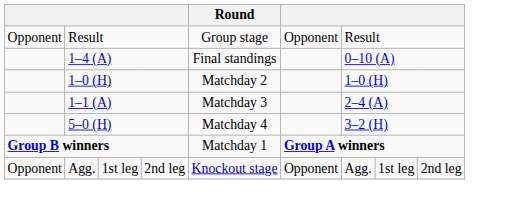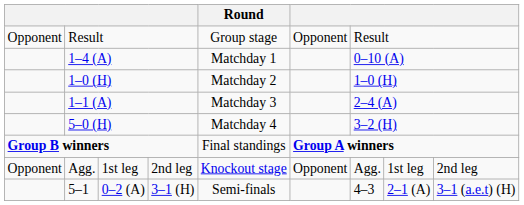(235, 59) Final standings -> (244, 59) Matchday 1
(235, 146) Matchday 1 -> (244, 146) Final standings
+ row: (79, 189)
